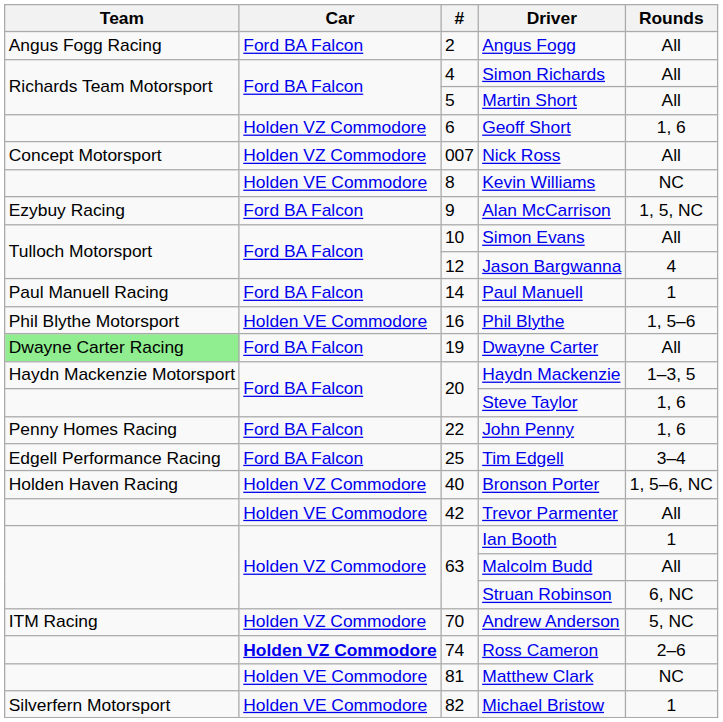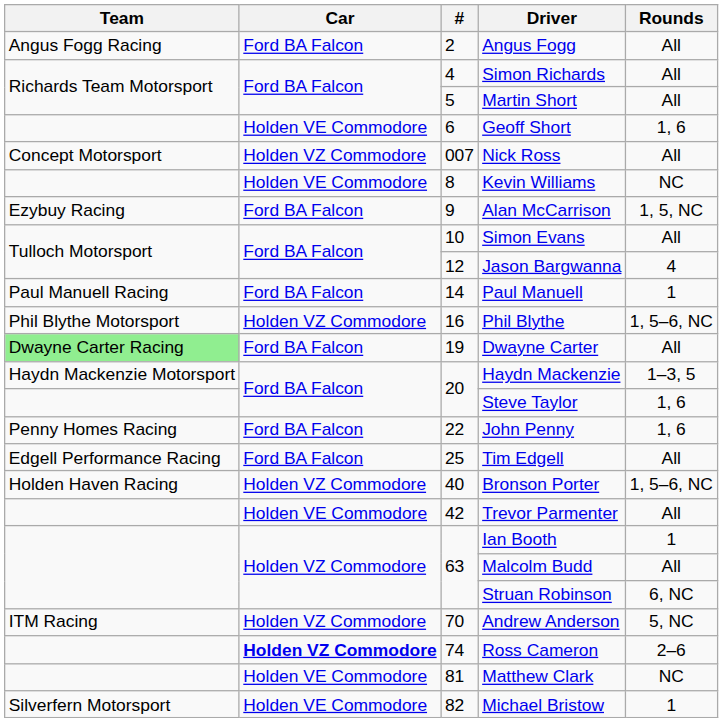(335, 128) Holden VZ Commodore -> (335, 128) Holden VE Commodore
(335, 320) Holden VE Commodore -> (335, 320) Holden VZ Commodore
(671, 320) 1, 5–6 -> (671, 320) 1, 5–6, NC
(671, 457) 3–4 -> (671, 457) All
